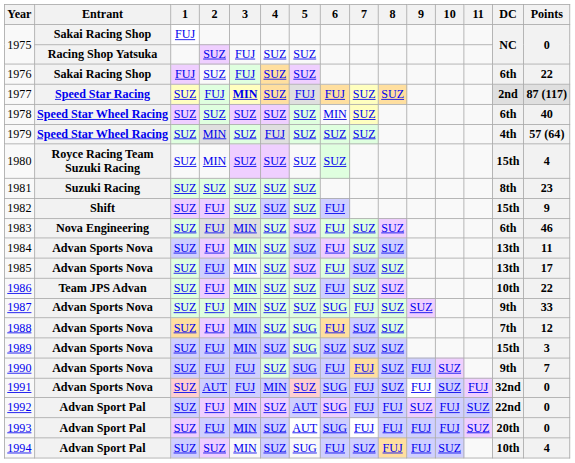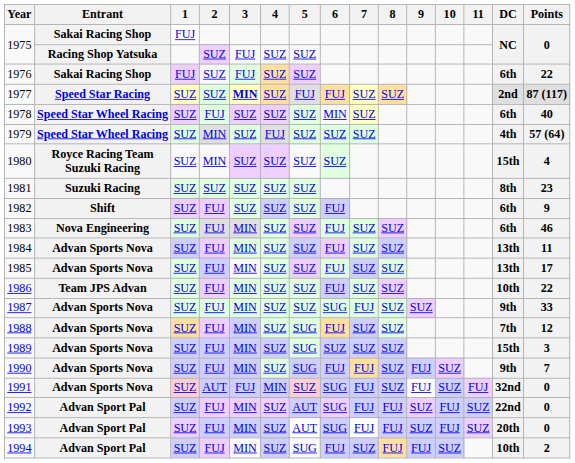(215, 94) FUJ -> (215, 94) SUZ
(215, 114) SUZ -> (215, 114) FUJ
(508, 208) 15th -> (508, 208) 6th
(245, 368) FUJ -> (245, 368) MIN
(421, 428) FUJ -> (421, 428) SUZ
(215, 448) SUZ -> (215, 448) FUJ
(547, 448) 4 -> (547, 448) 2
